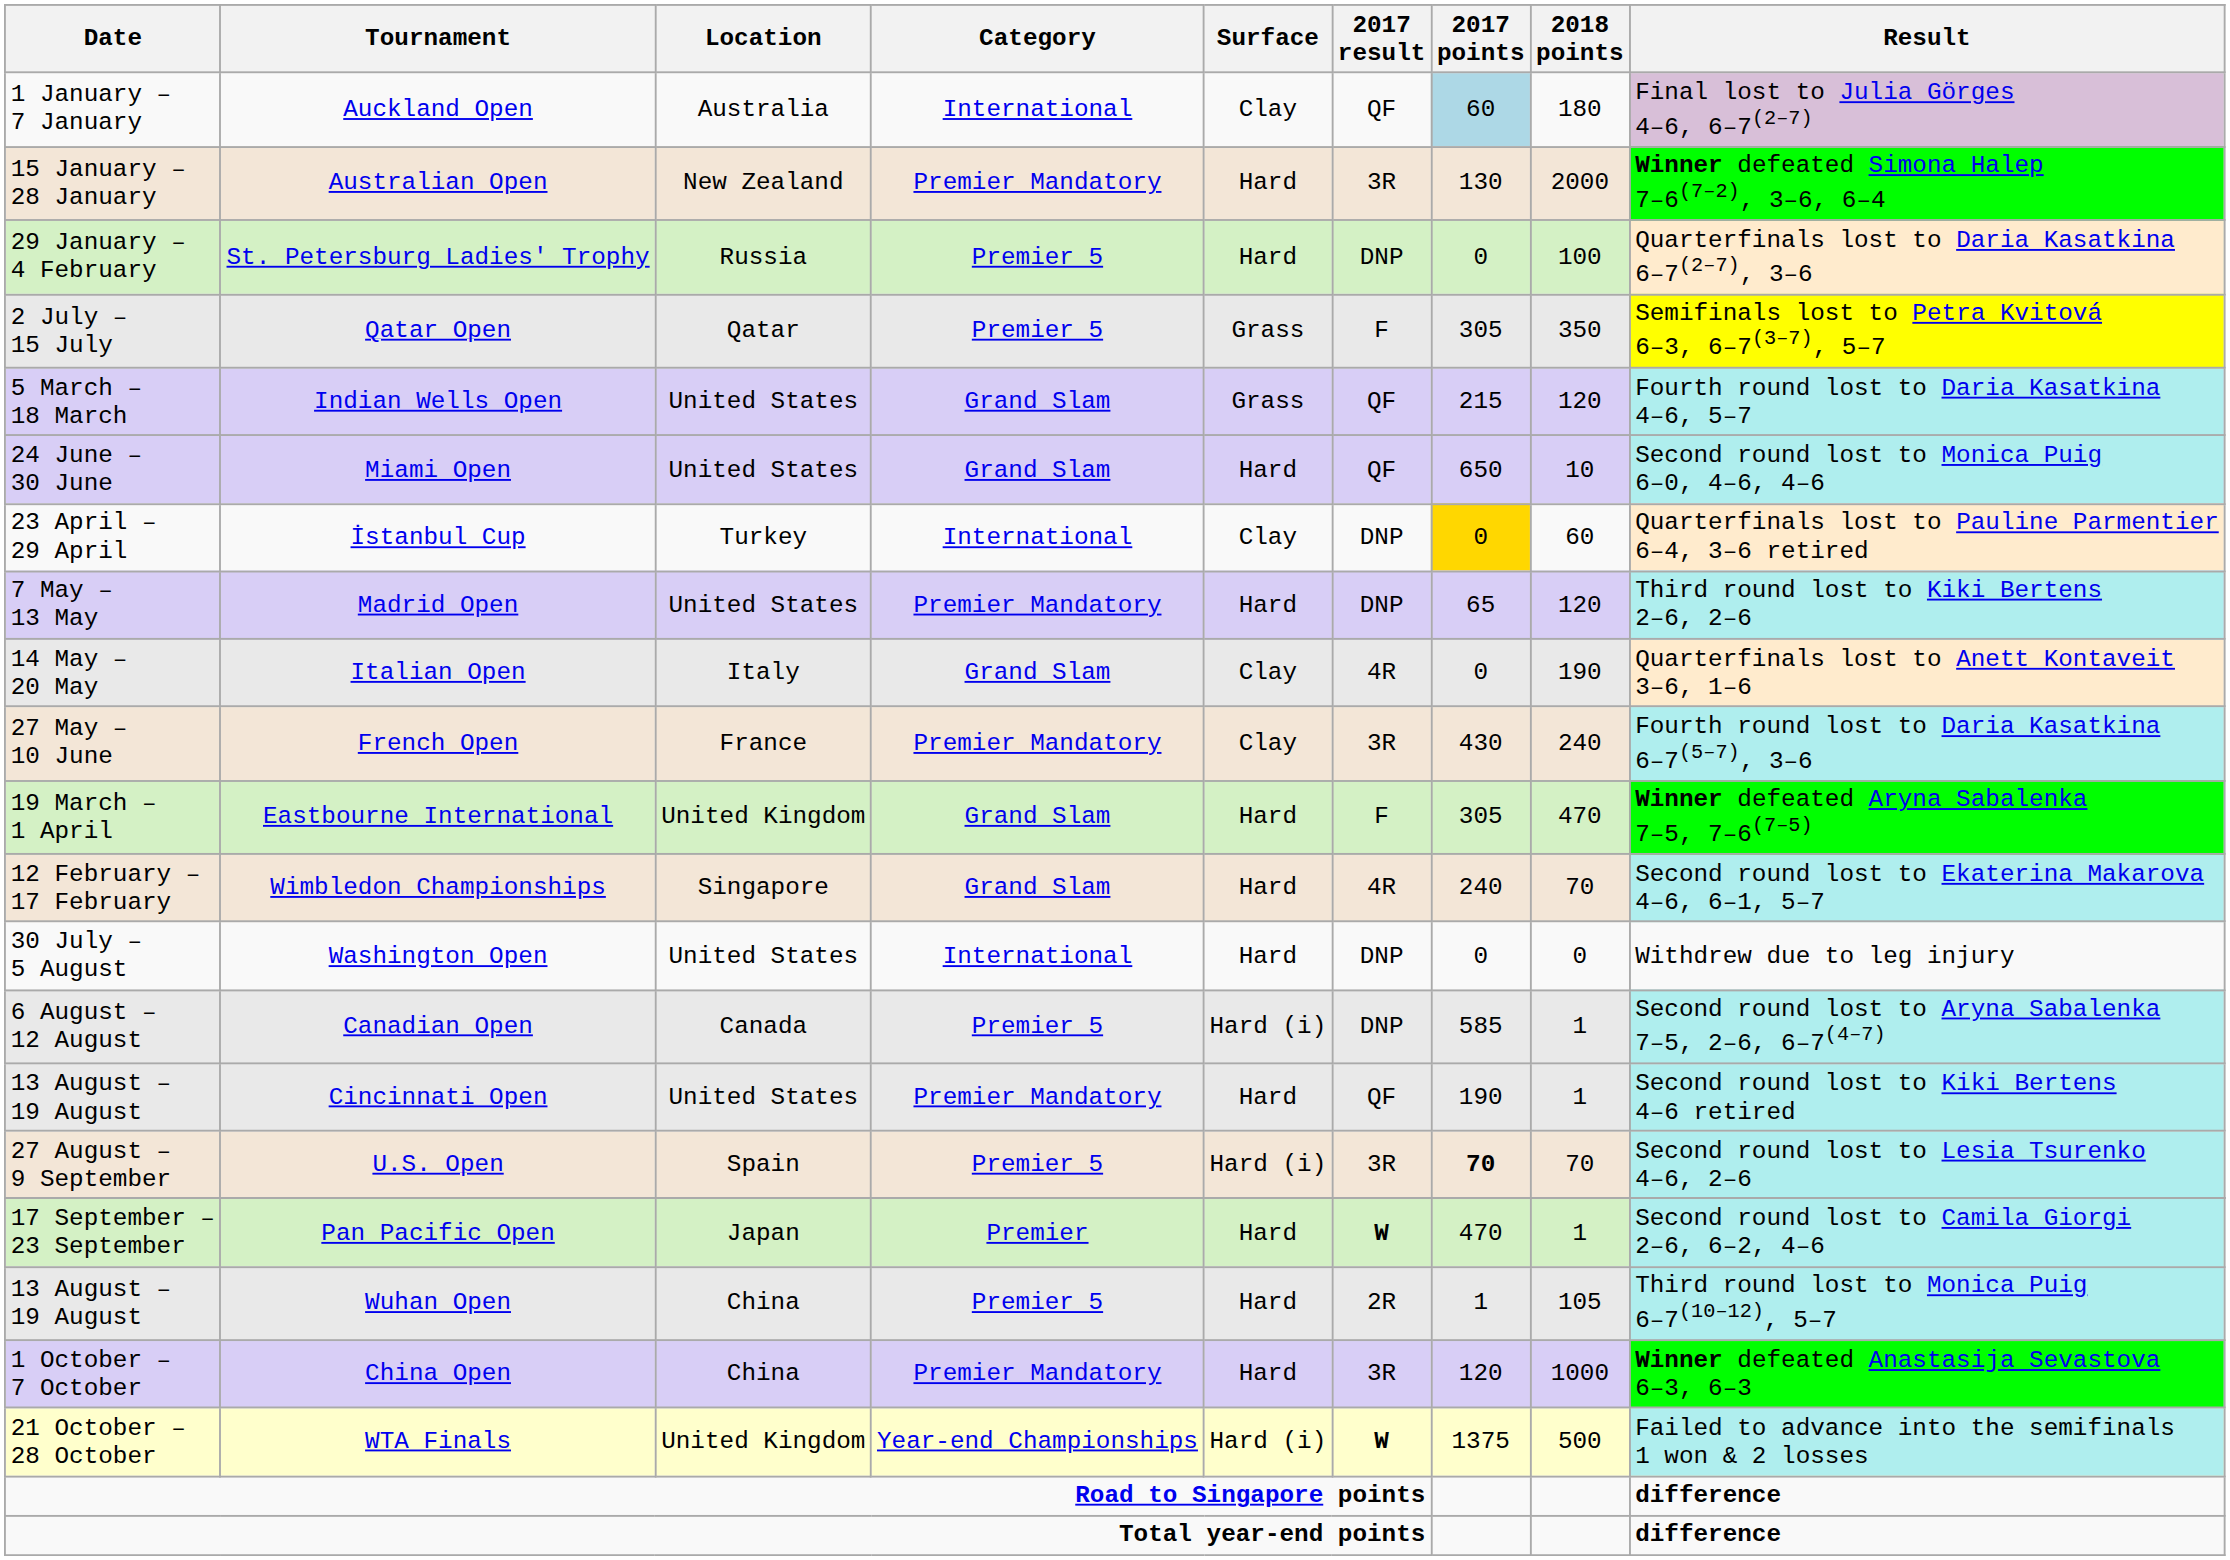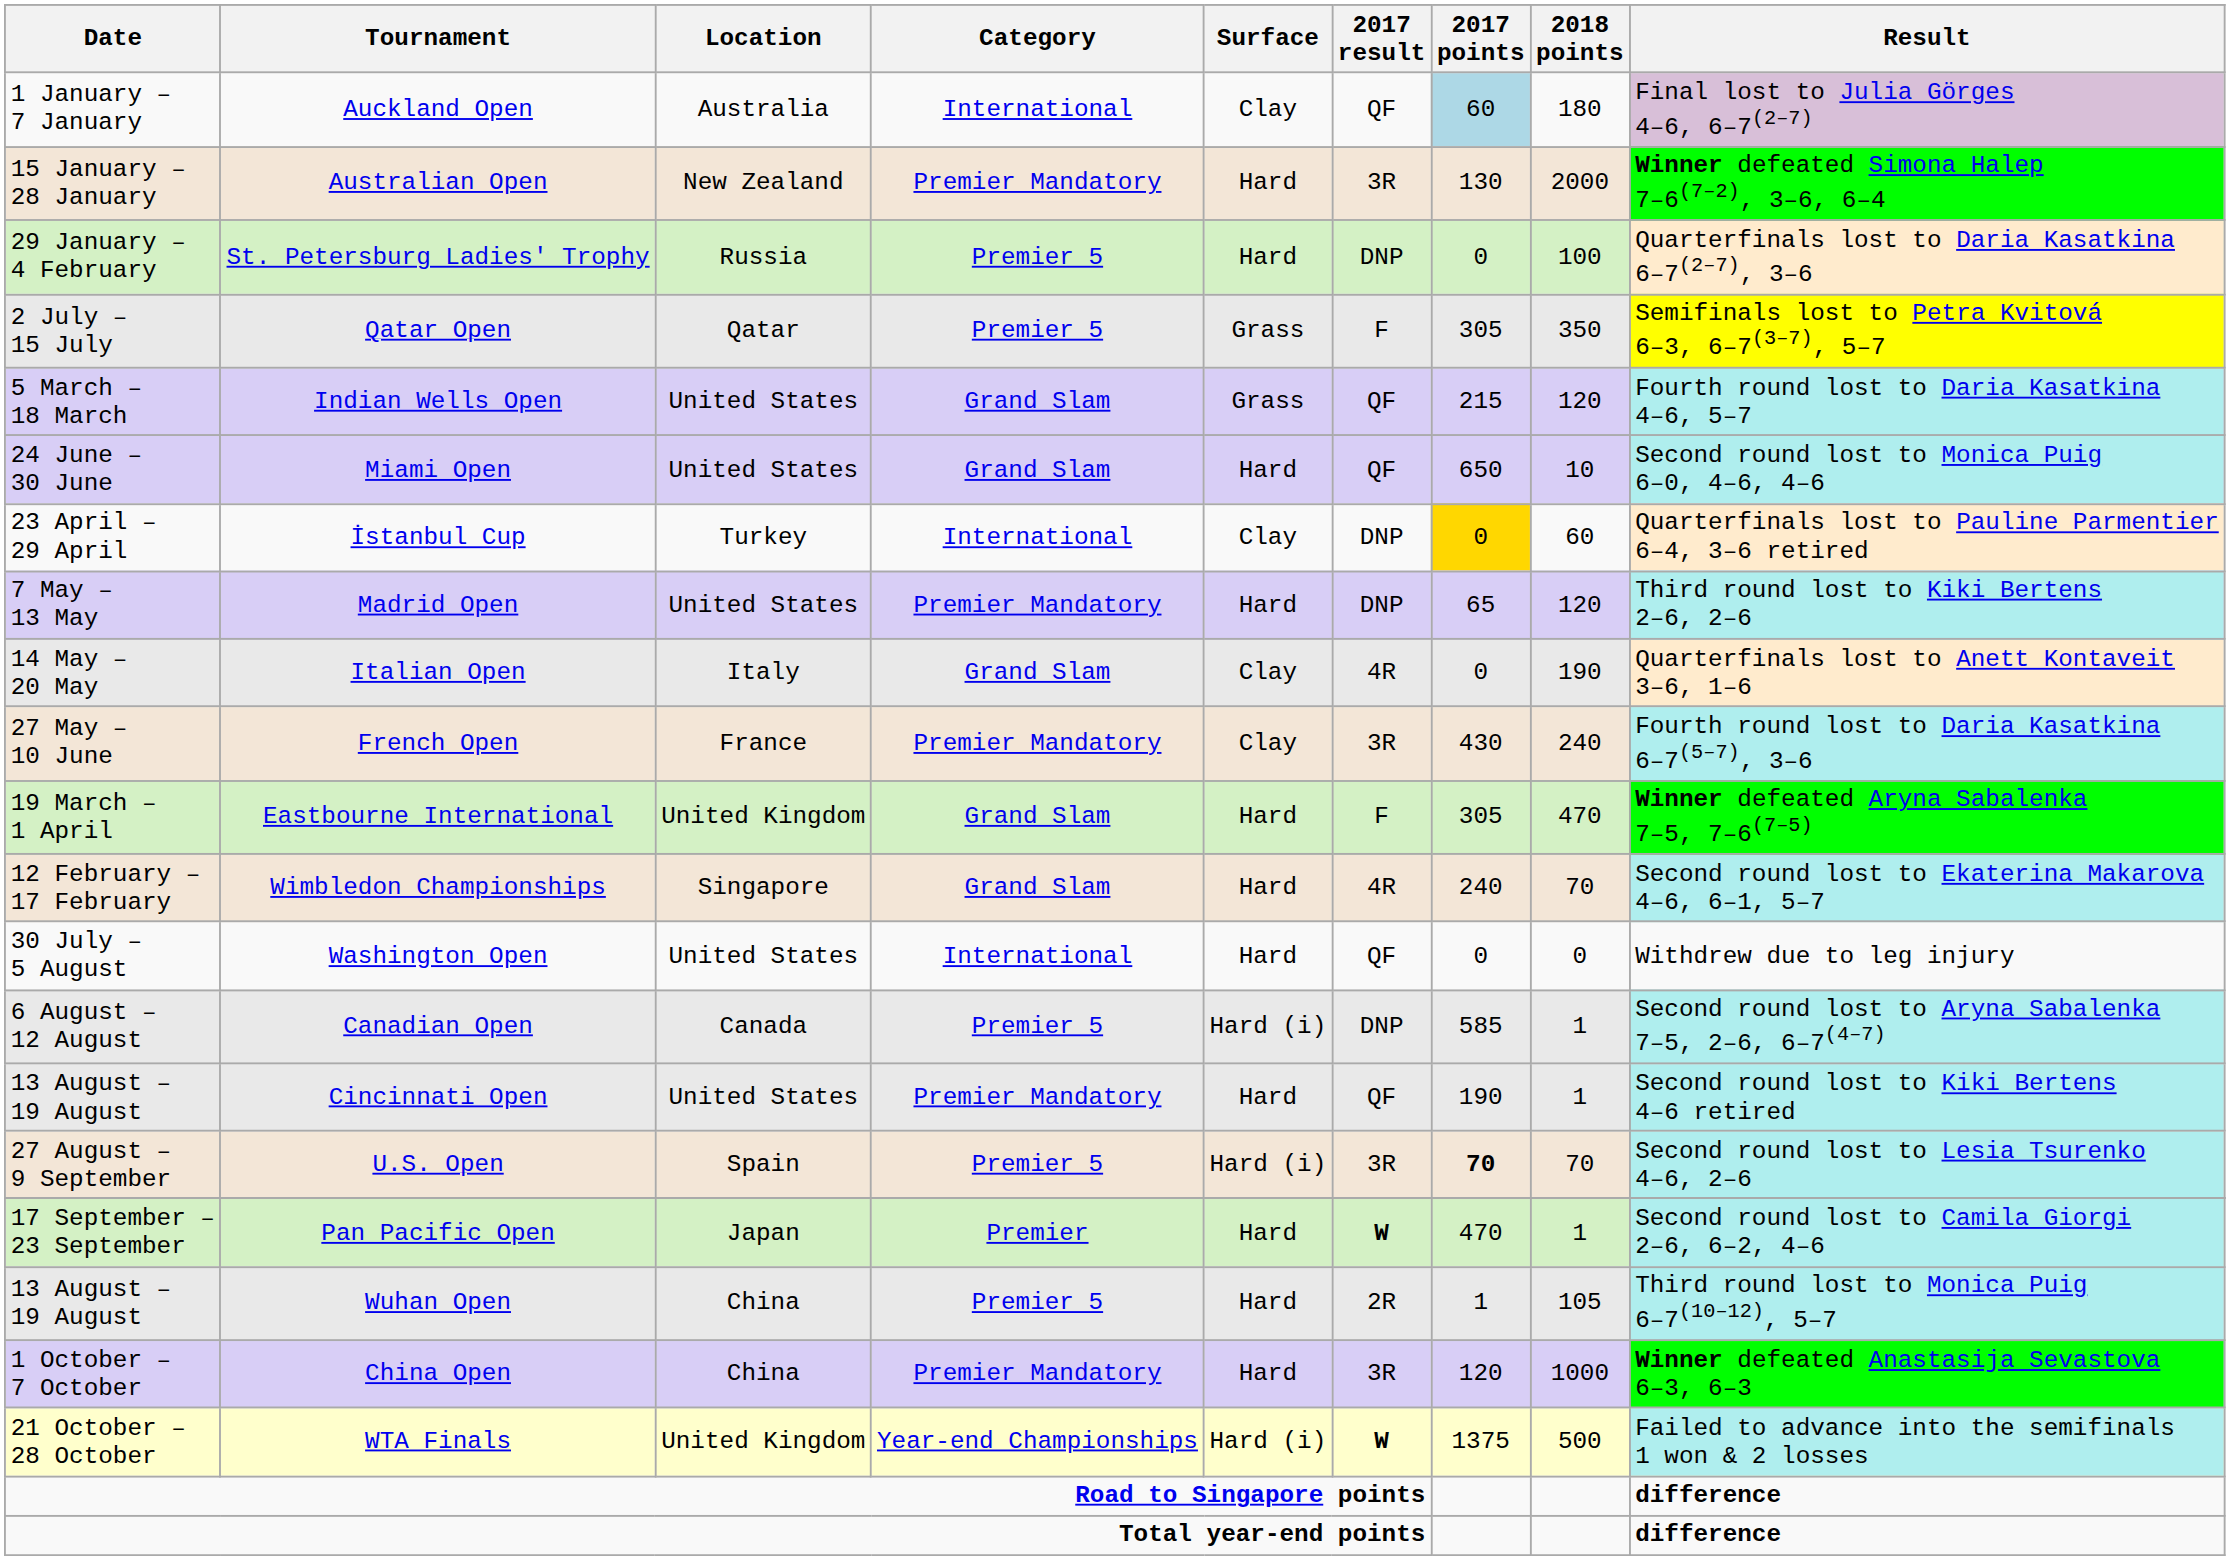(1382, 956) DNP -> (1382, 956) QF
